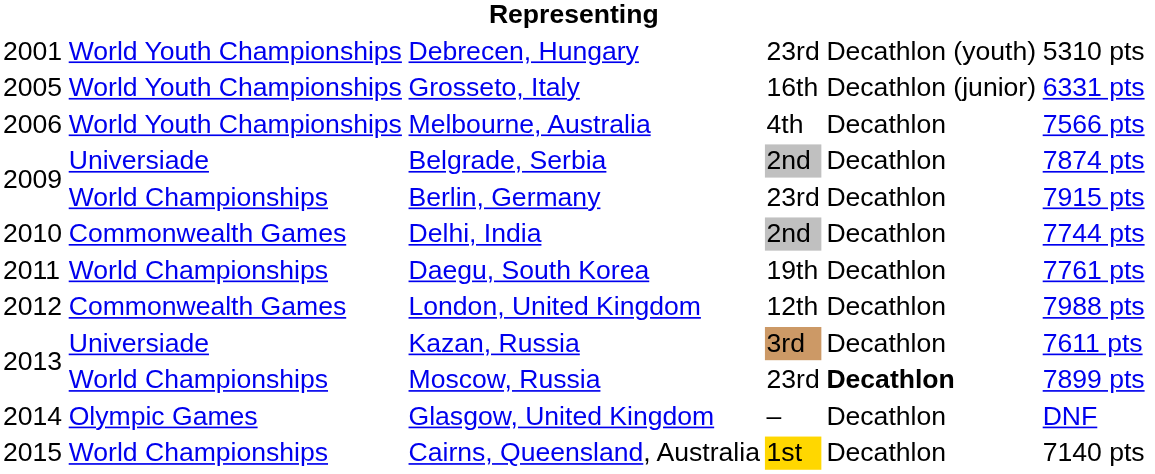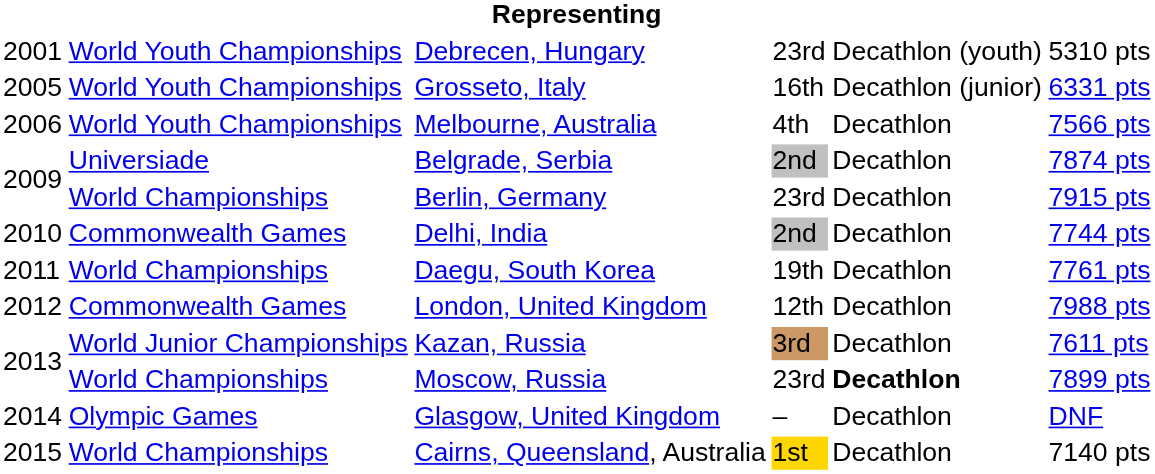(139, 343) Universiade -> (238, 343) World Junior Championships
